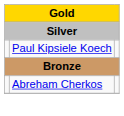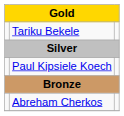+ row: (46, 31)
